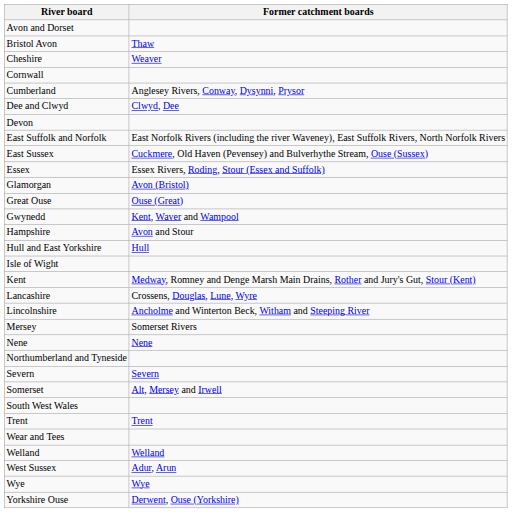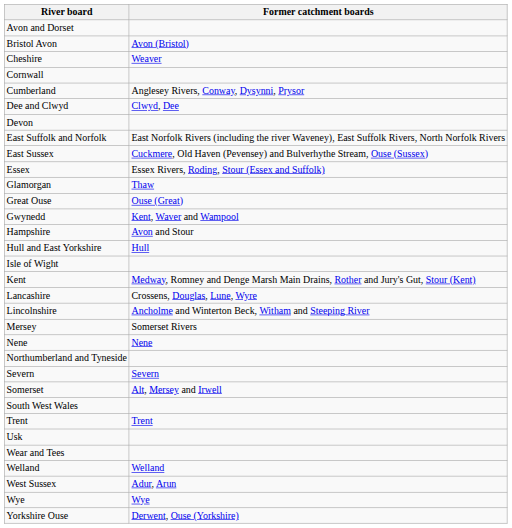(143, 43) Thaw -> (160, 43) Avon (Bristol)
(160, 185) Avon (Bristol) -> (143, 185) Thaw
+ row: (15, 437)
